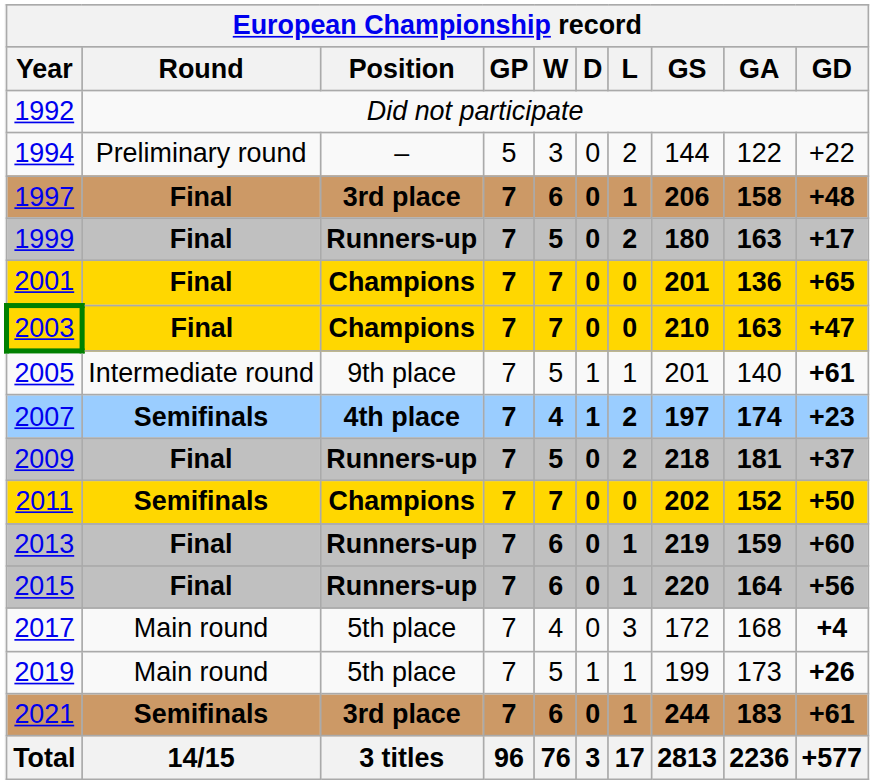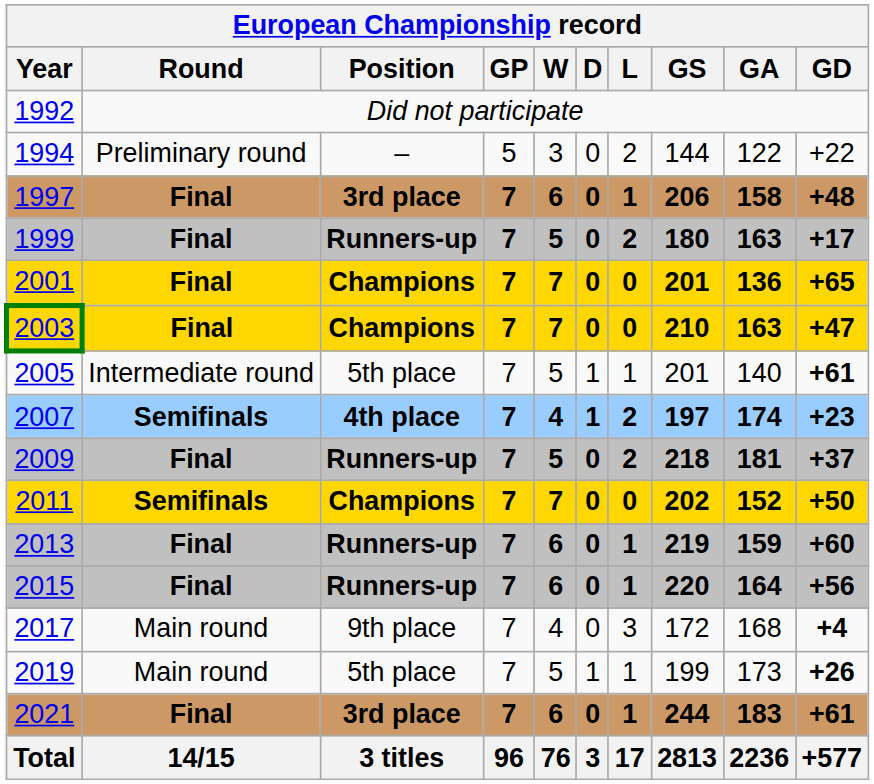(402, 372) 9th place -> (402, 372) 5th place
(402, 629) 5th place -> (402, 629) 9th place
(201, 714) Semifinals -> (201, 714) Final
